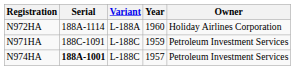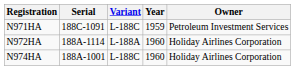rows swapped: (24, 42) <-> (24, 27)
(83, 57) bold -> (83, 57) normal
(155, 57) 1957 -> (155, 57) 1960
(229, 57) Petroleum Investment Services -> (225, 57) Holiday Airlines Corporation
